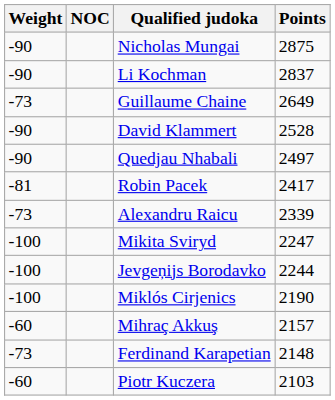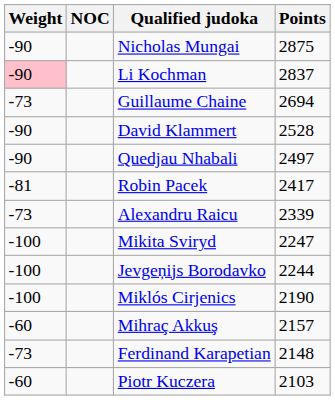(20, 74) no background -> (20, 74) pink background
(296, 102) 2649 -> (296, 102) 2694
